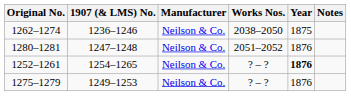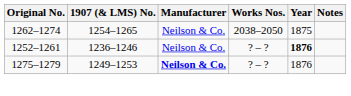(113, 30) 1236–1246 -> (113, 30) 1254–1265
- row: (36, 47)
(113, 64) 1254–1265 -> (113, 47) 1236–1246
(194, 82) normal -> (194, 64) bold
